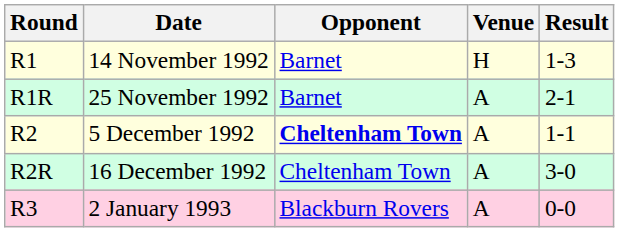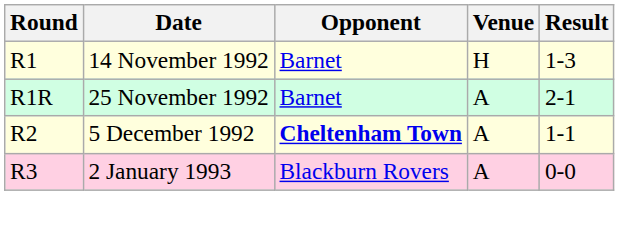- row: (177, 171)
